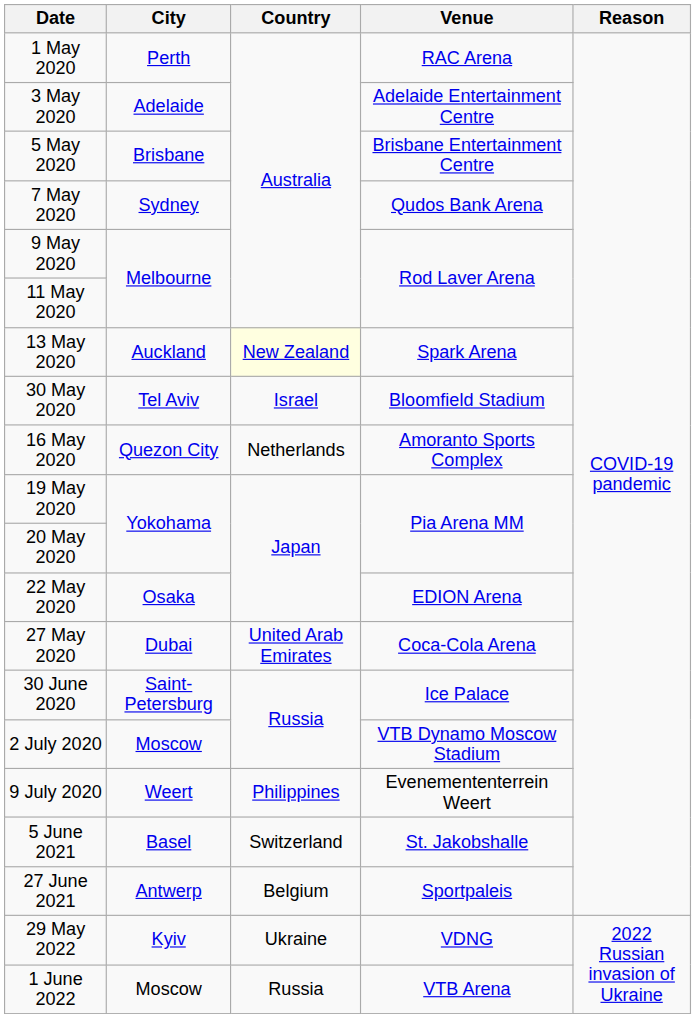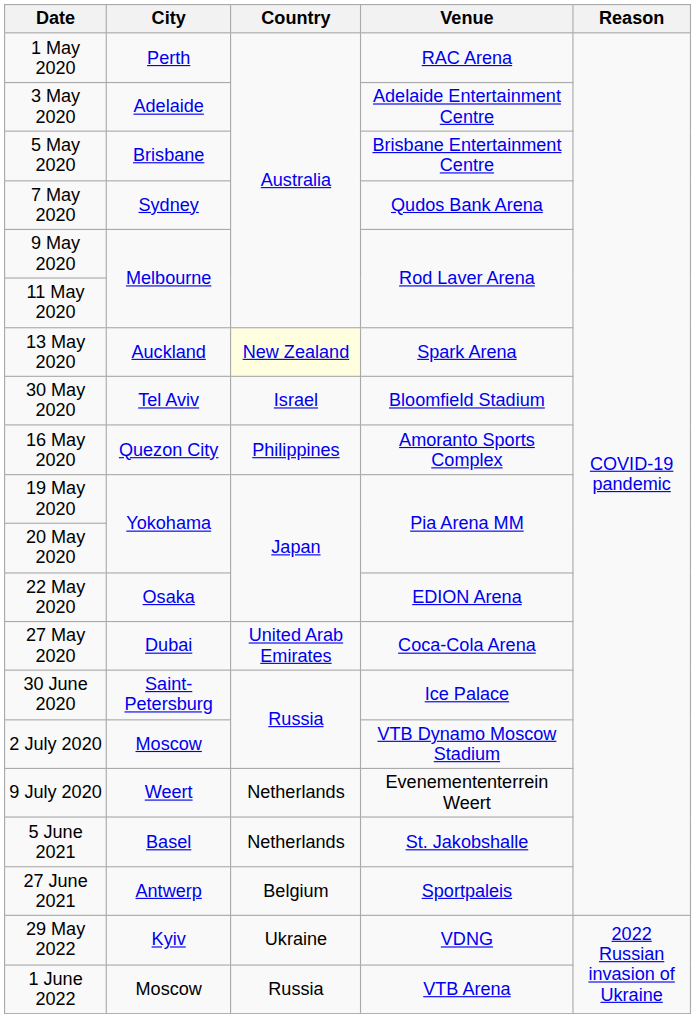(296, 449) Netherlands -> (296, 449) Philippines
(296, 792) Philippines -> (296, 792) Netherlands
(296, 841) Switzerland -> (296, 841) Netherlands
